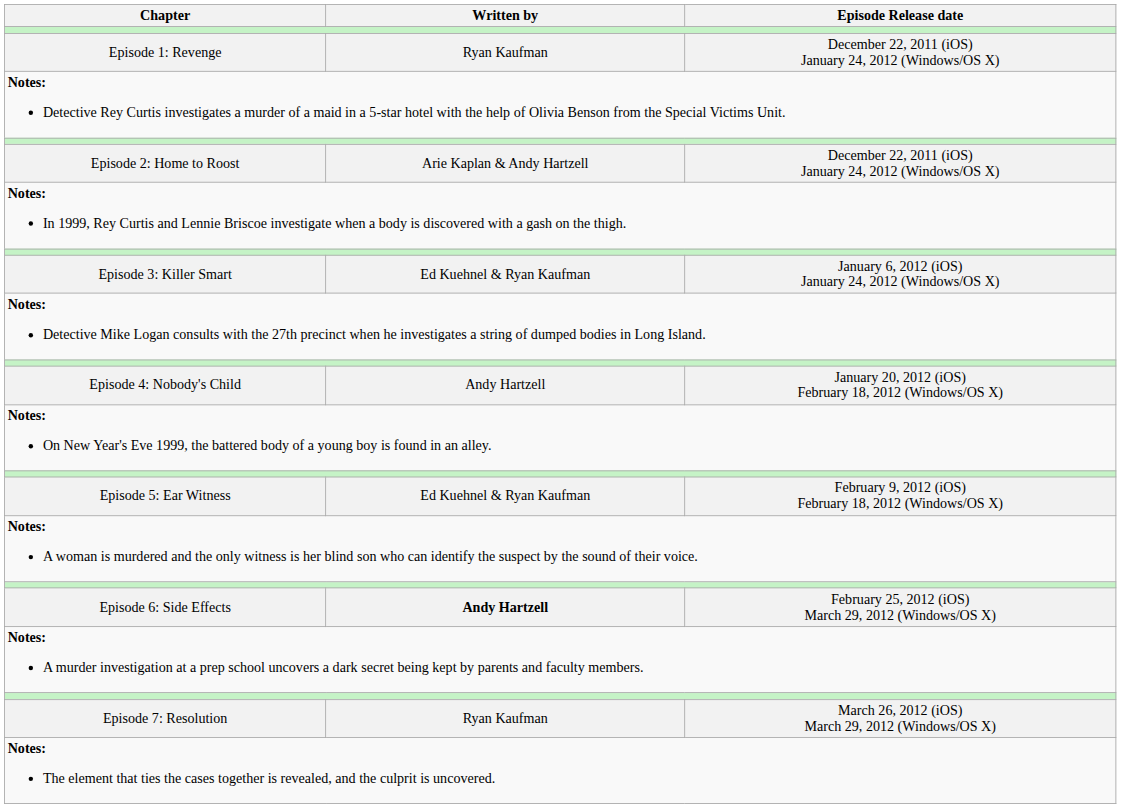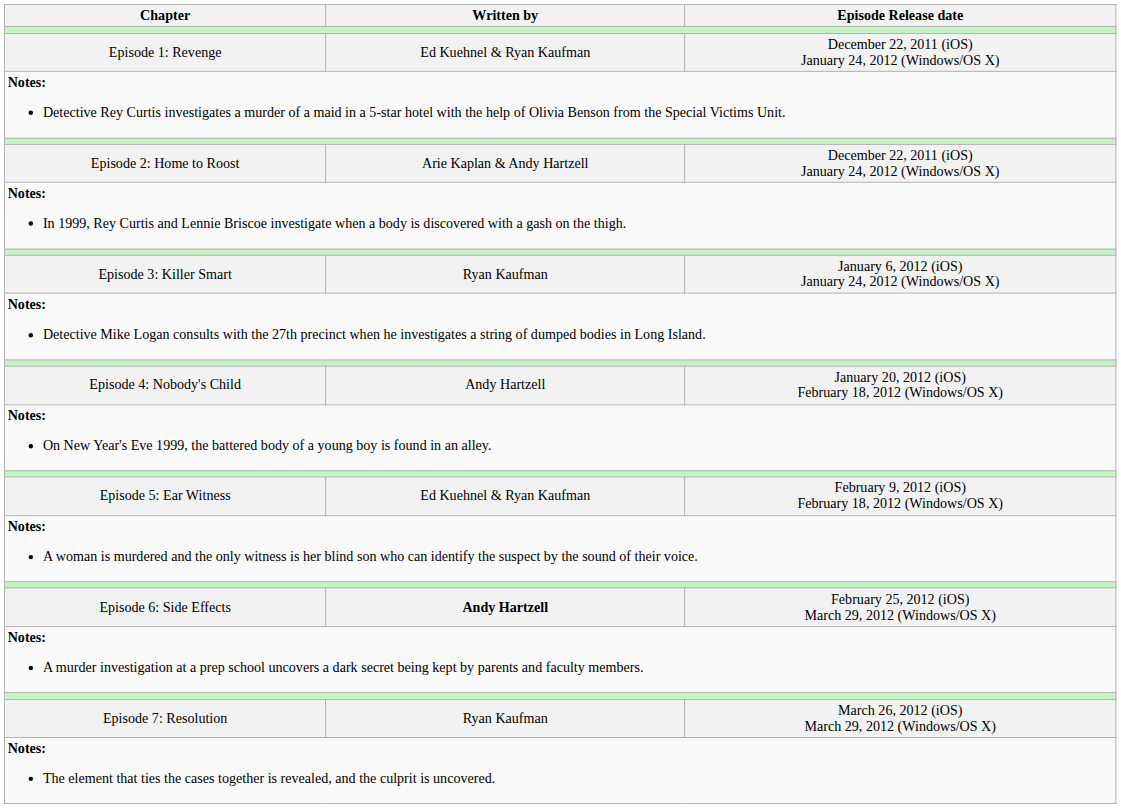(505, 52) Ryan Kaufman -> (505, 52) Ed Kuehnel & Ryan Kaufman
(505, 274) Ed Kuehnel & Ryan Kaufman -> (505, 274) Ryan Kaufman
